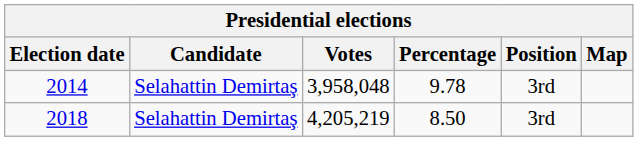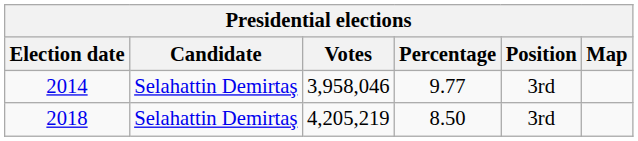(348, 86) 3,958,048 -> (348, 86) 3,958,046
(448, 86) 9.78 -> (448, 86) 9.77
